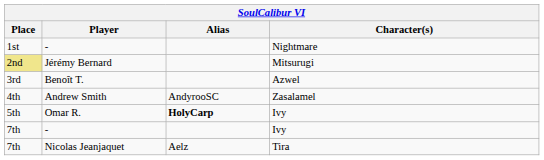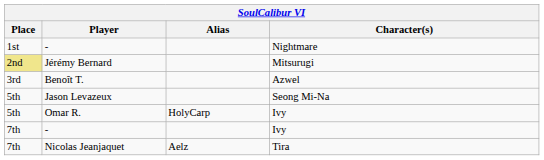- row: (76, 96)
+ row: (78, 96)
(191, 113) bold -> (189, 113) normal
